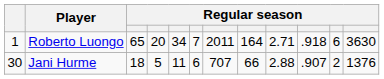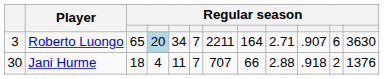(15, 42) 1 -> (15, 42) 3
(158, 42) no background -> (158, 42) lightblue background
(220, 42) 2011 -> (220, 42) 2211
(314, 42) .918 -> (314, 42) .907
(158, 63) 5 -> (158, 63) 4
(196, 63) 6 -> (196, 63) 7
(314, 63) .907 -> (314, 63) .918
